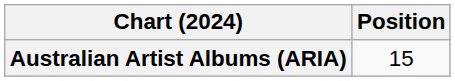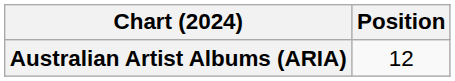(401, 57) 15 -> (401, 57) 12
